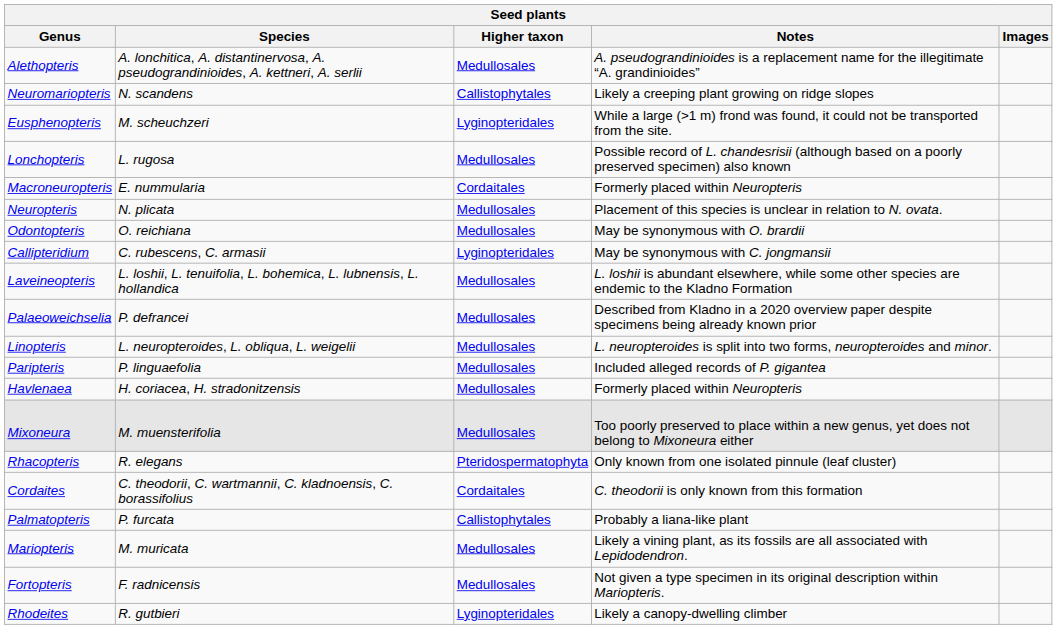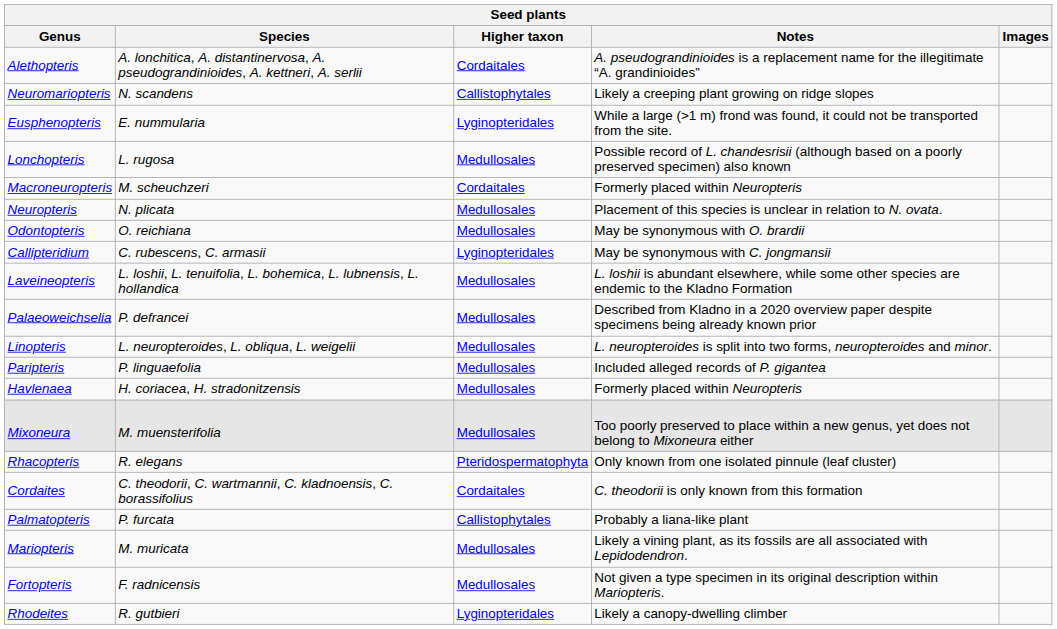(496, 65) Medullosales -> (491, 65) Cordaitales
(163, 123) M. scheuchzeri -> (162, 123) E. nummularia
(162, 188) E. nummularia -> (163, 188) M. scheuchzeri
